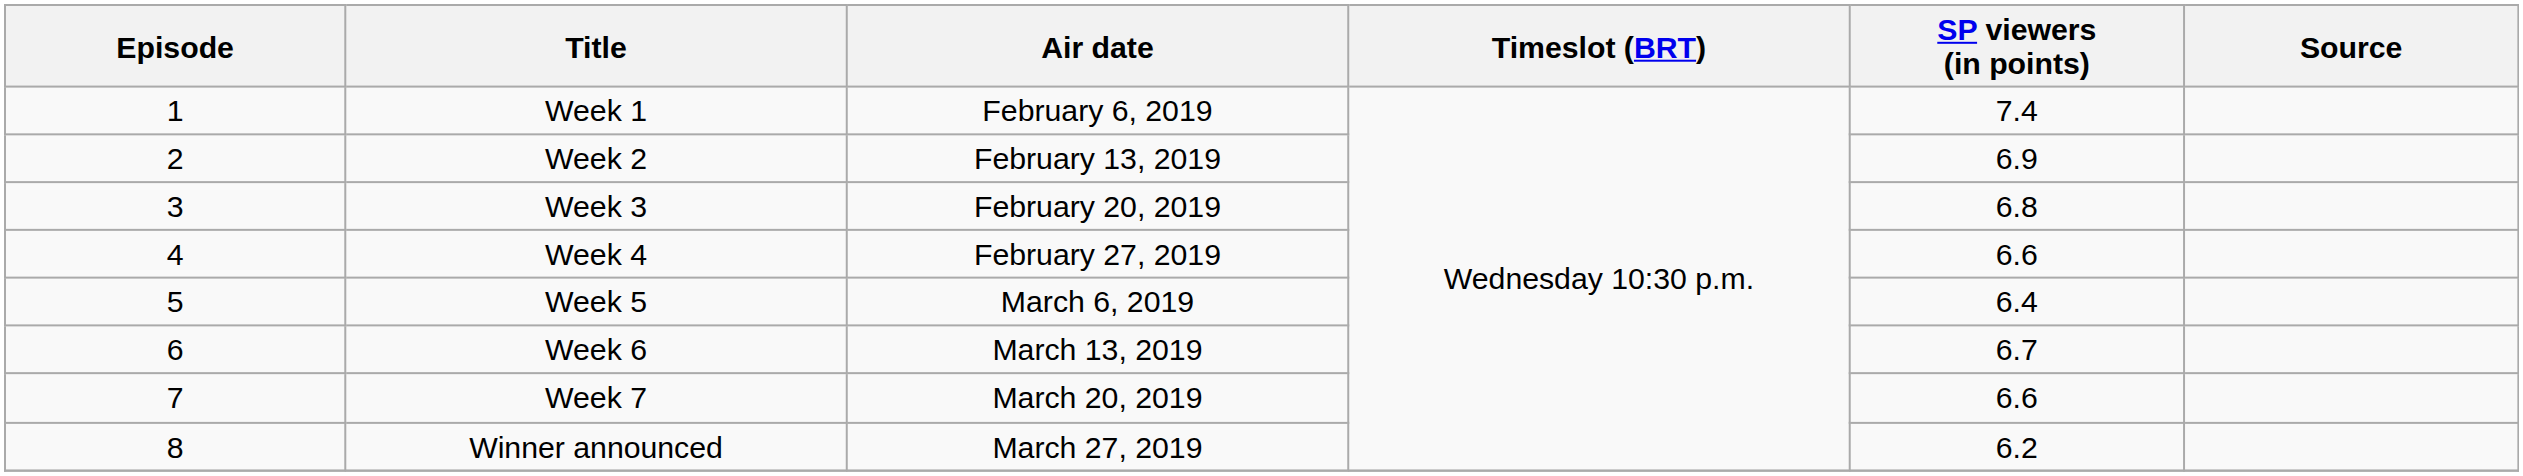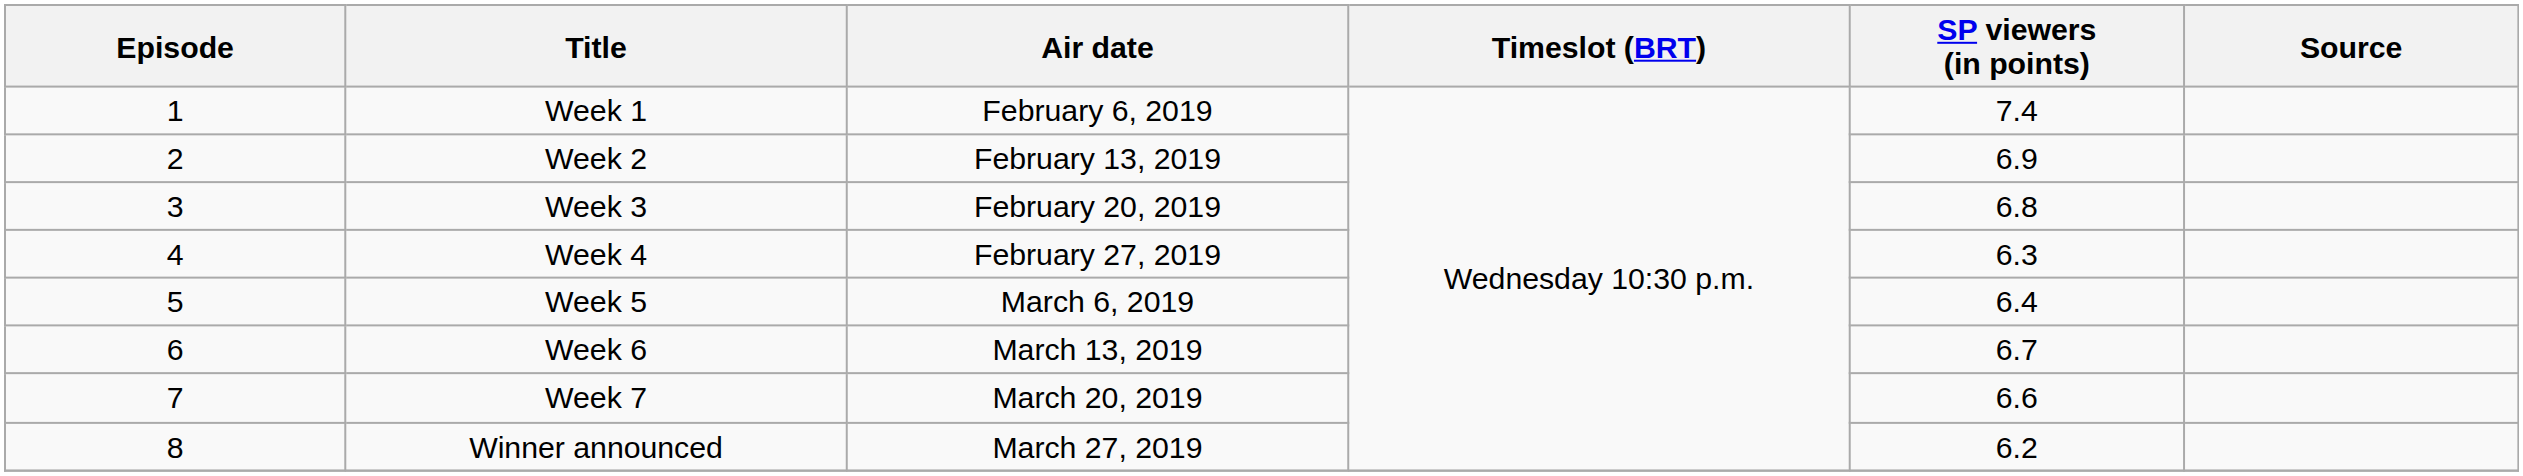(2017, 254) 6.6 -> (2017, 254) 6.3
